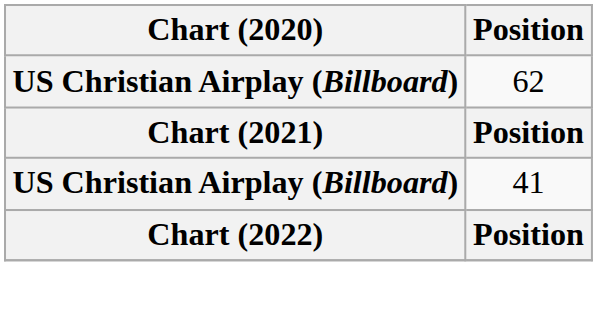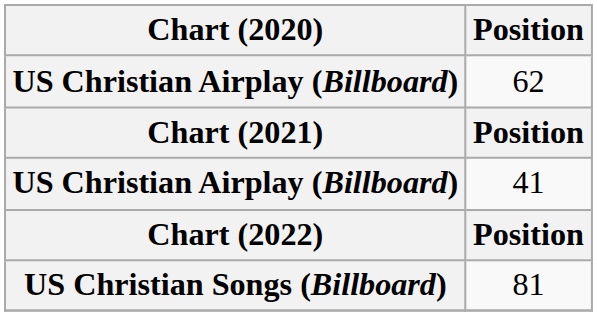+ row: (528, 285)
